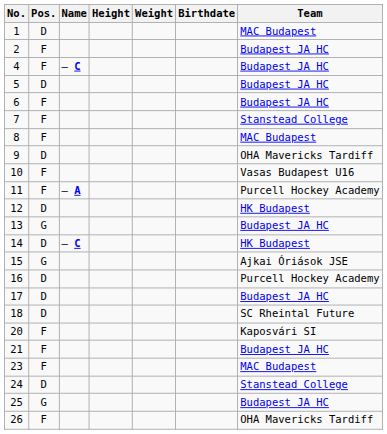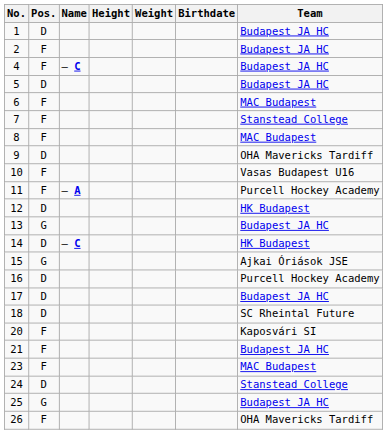(278, 31) MAC Budapest -> (285, 31) Budapest JA HC
(285, 101) Budapest JA HC -> (278, 101) MAC Budapest
